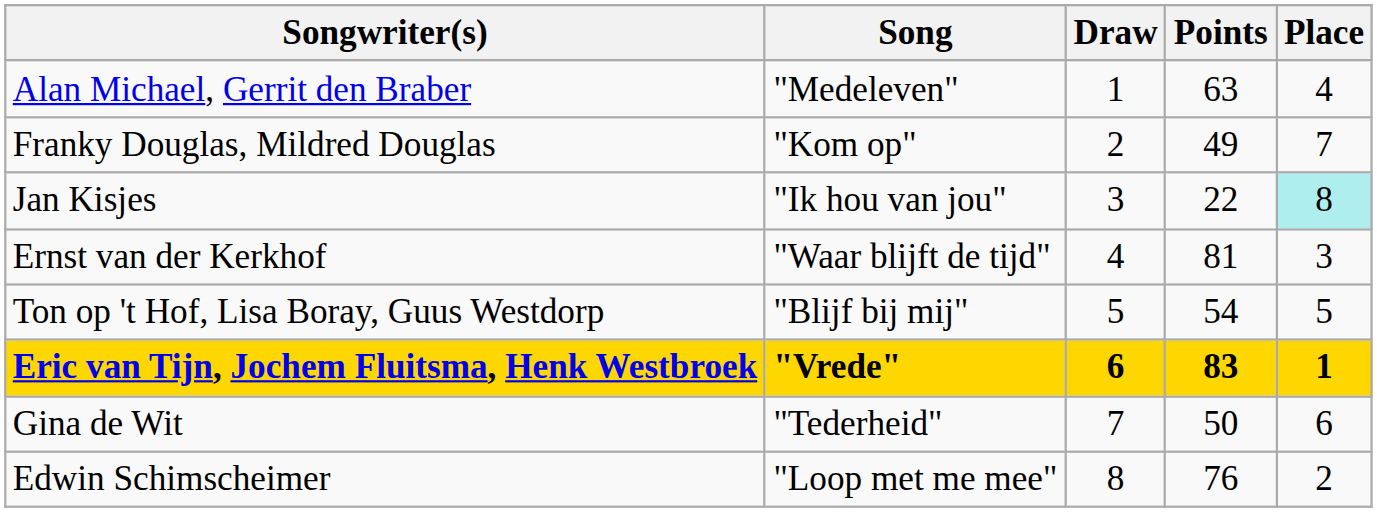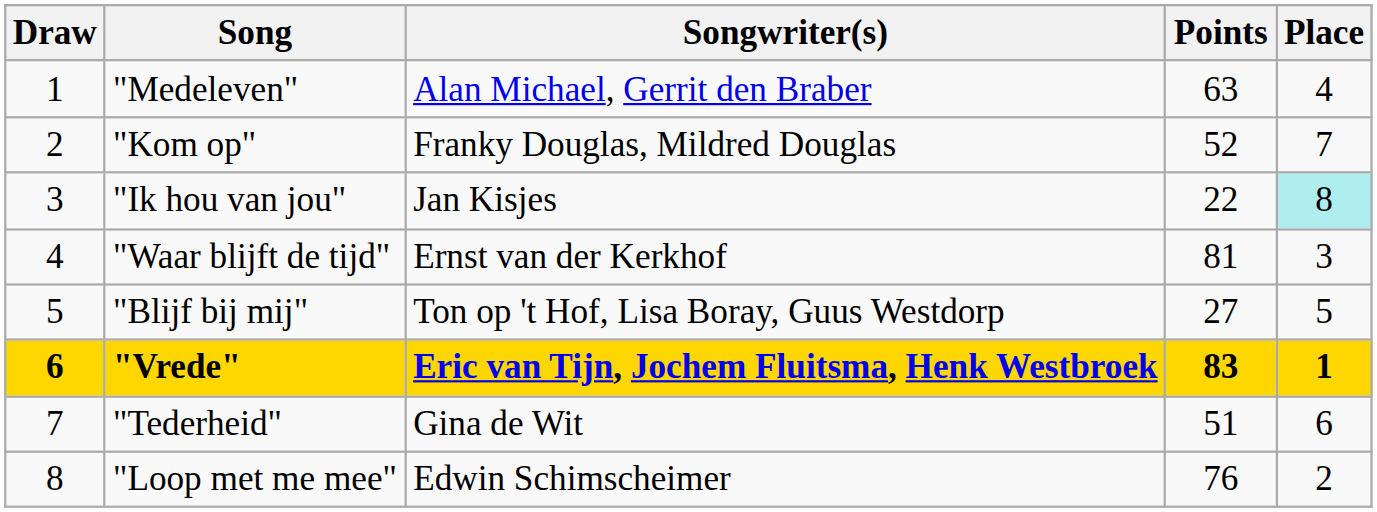columns swapped: (1116, 32) <-> (385, 32)
(1221, 144) 49 -> (1221, 144) 52
(1221, 311) 54 -> (1221, 311) 27
(1221, 423) 50 -> (1221, 423) 51
